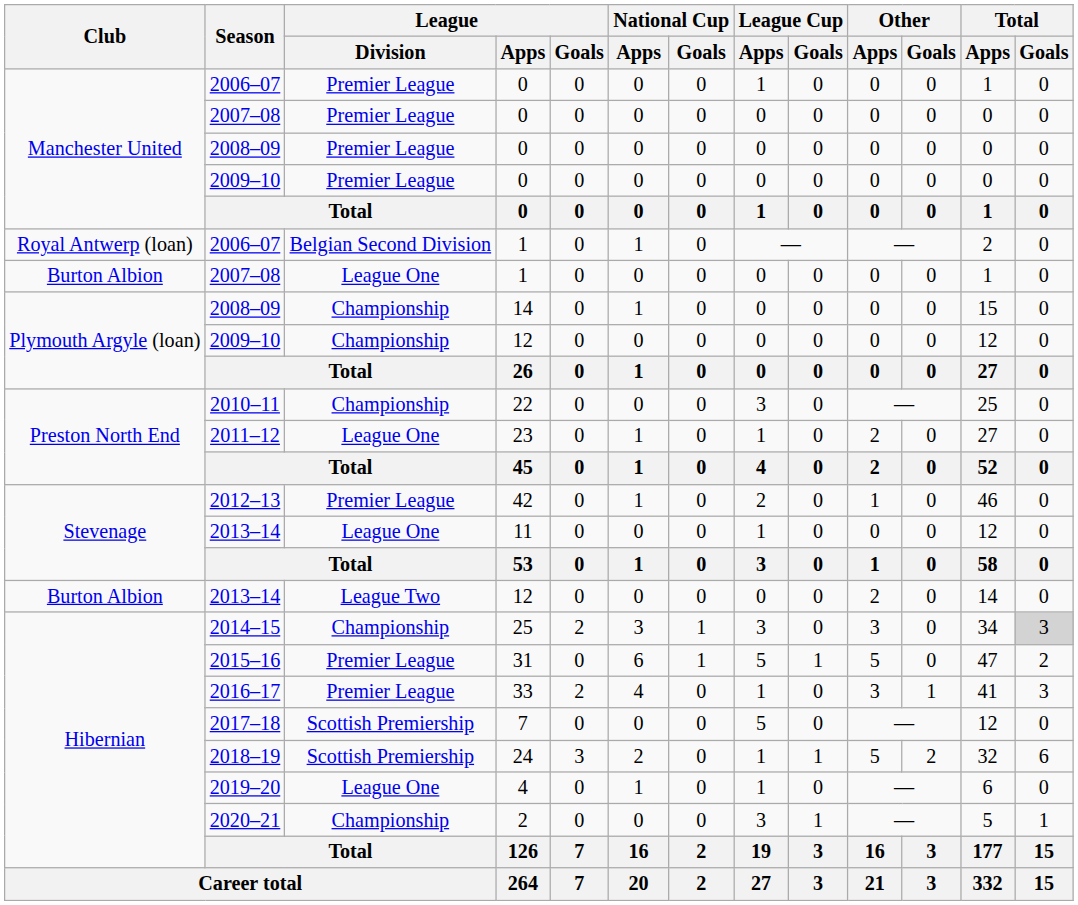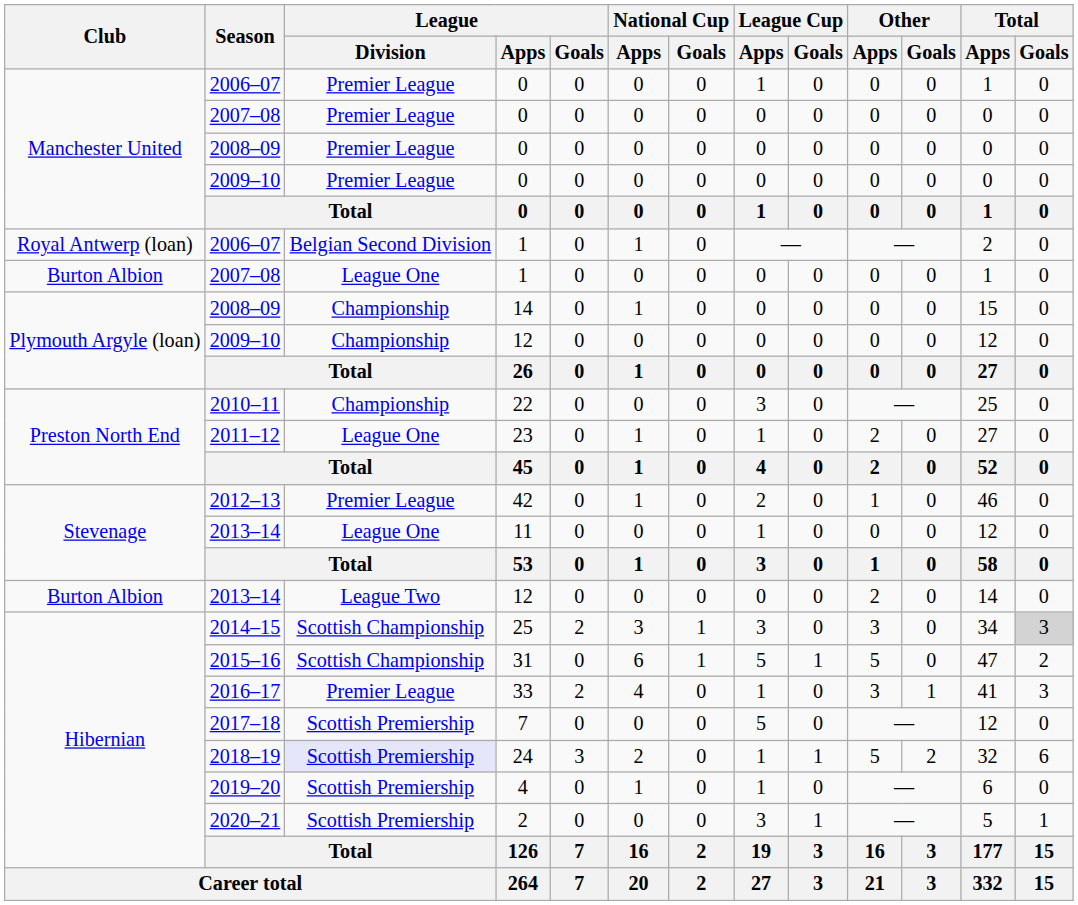(390, 627) Championship -> (390, 627) Scottish Championship
(390, 659) Premier League -> (390, 659) Scottish Championship
(390, 755) no background -> (390, 755) lavender background
(390, 787) League One -> (390, 787) Scottish Premiership
(390, 819) Championship -> (390, 819) Scottish Premiership
